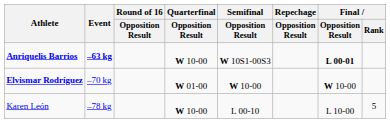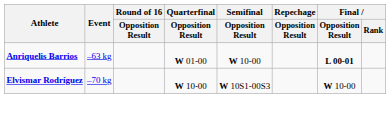(100, 56) bold -> (99, 56) normal
(191, 61) W 10-00 -> (191, 61) W 01-00
(245, 61) W 10S1-00S3 -> (245, 61) W 10-00
(191, 86) W 01-00 -> (191, 86) W 10-00
(245, 86) W 10-00 -> (245, 86) W 10S1-00S3
- row: (28, 106)
